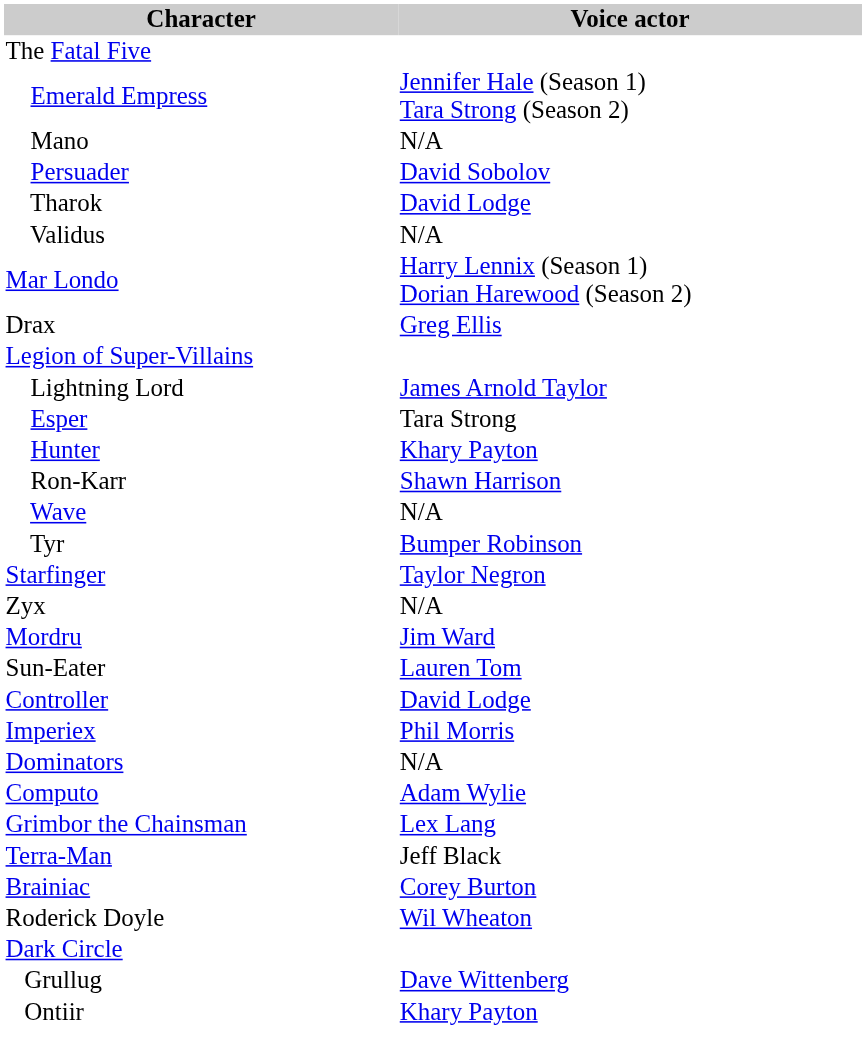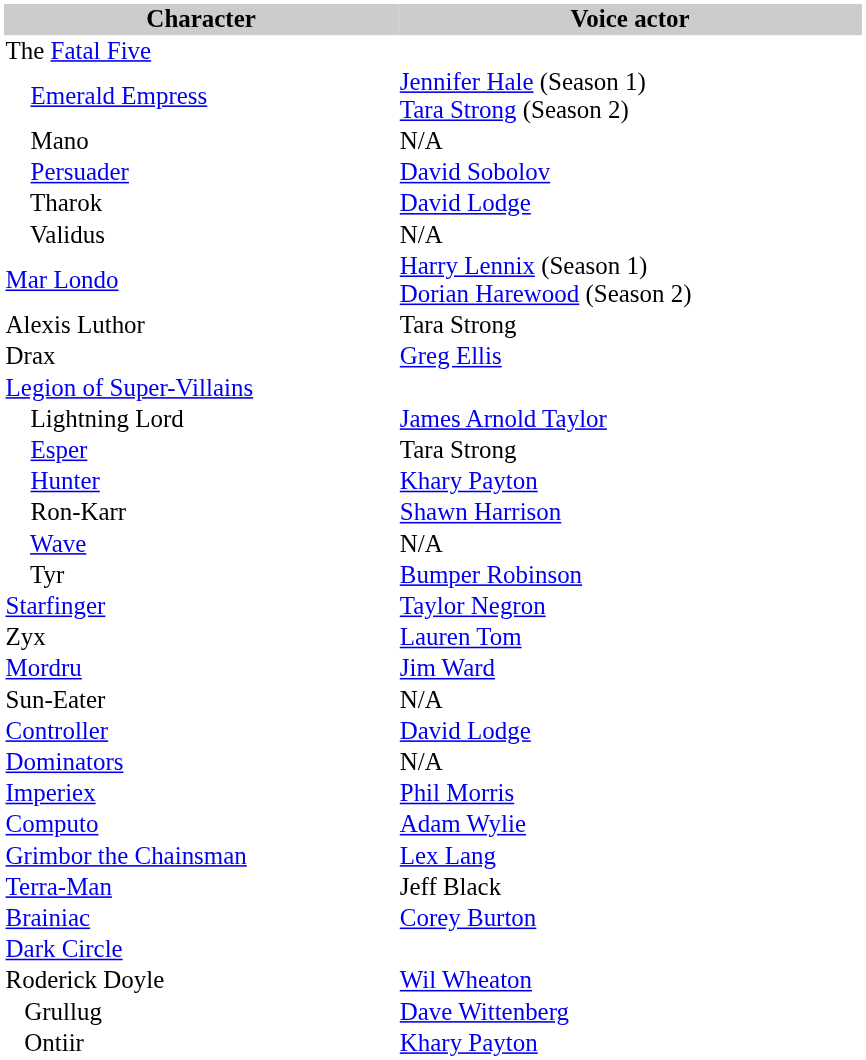+ row: (75, 325)
(421, 605) N/A -> (461, 637) Lauren Tom
(461, 668) Lauren Tom -> (421, 699) N/A
rows swapped: (51, 730) <-> (64, 761)
rows swapped: (85, 917) <-> (64, 949)
